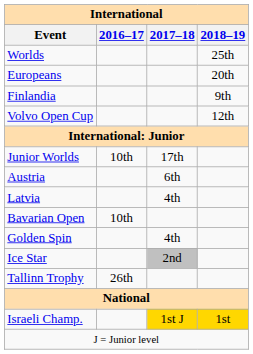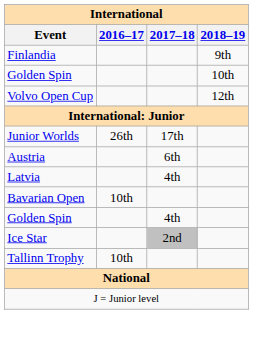- row: (26, 55)
- row: (34, 75)
+ row: (40, 75)
(121, 156) 10th -> (121, 136) 26th
(121, 278) 26th -> (121, 258) 10th
- row: (45, 319)
